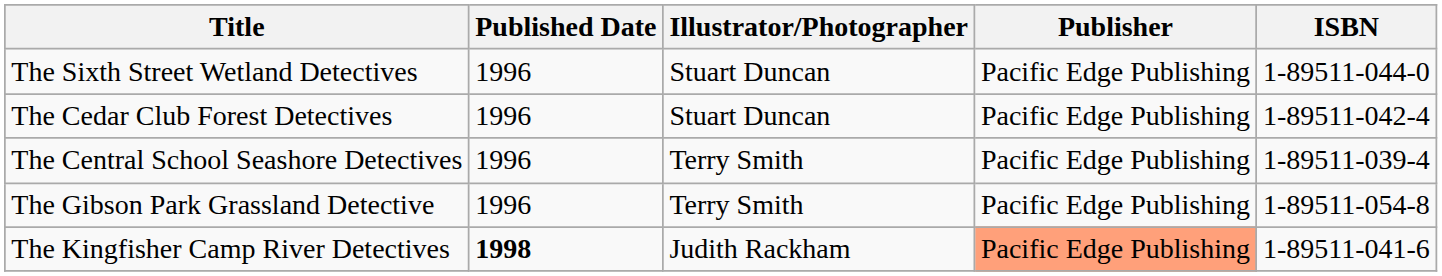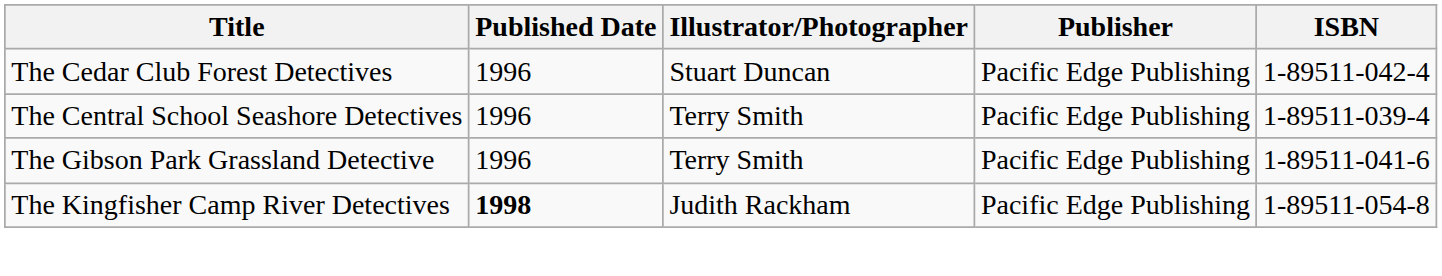- row: (214, 71)
(1346, 204) 1-89511-054-8 -> (1346, 159) 1-89511-041-6
(1115, 248) lightsalmon background -> (1115, 204) no background
(1346, 248) 1-89511-041-6 -> (1346, 204) 1-89511-054-8
